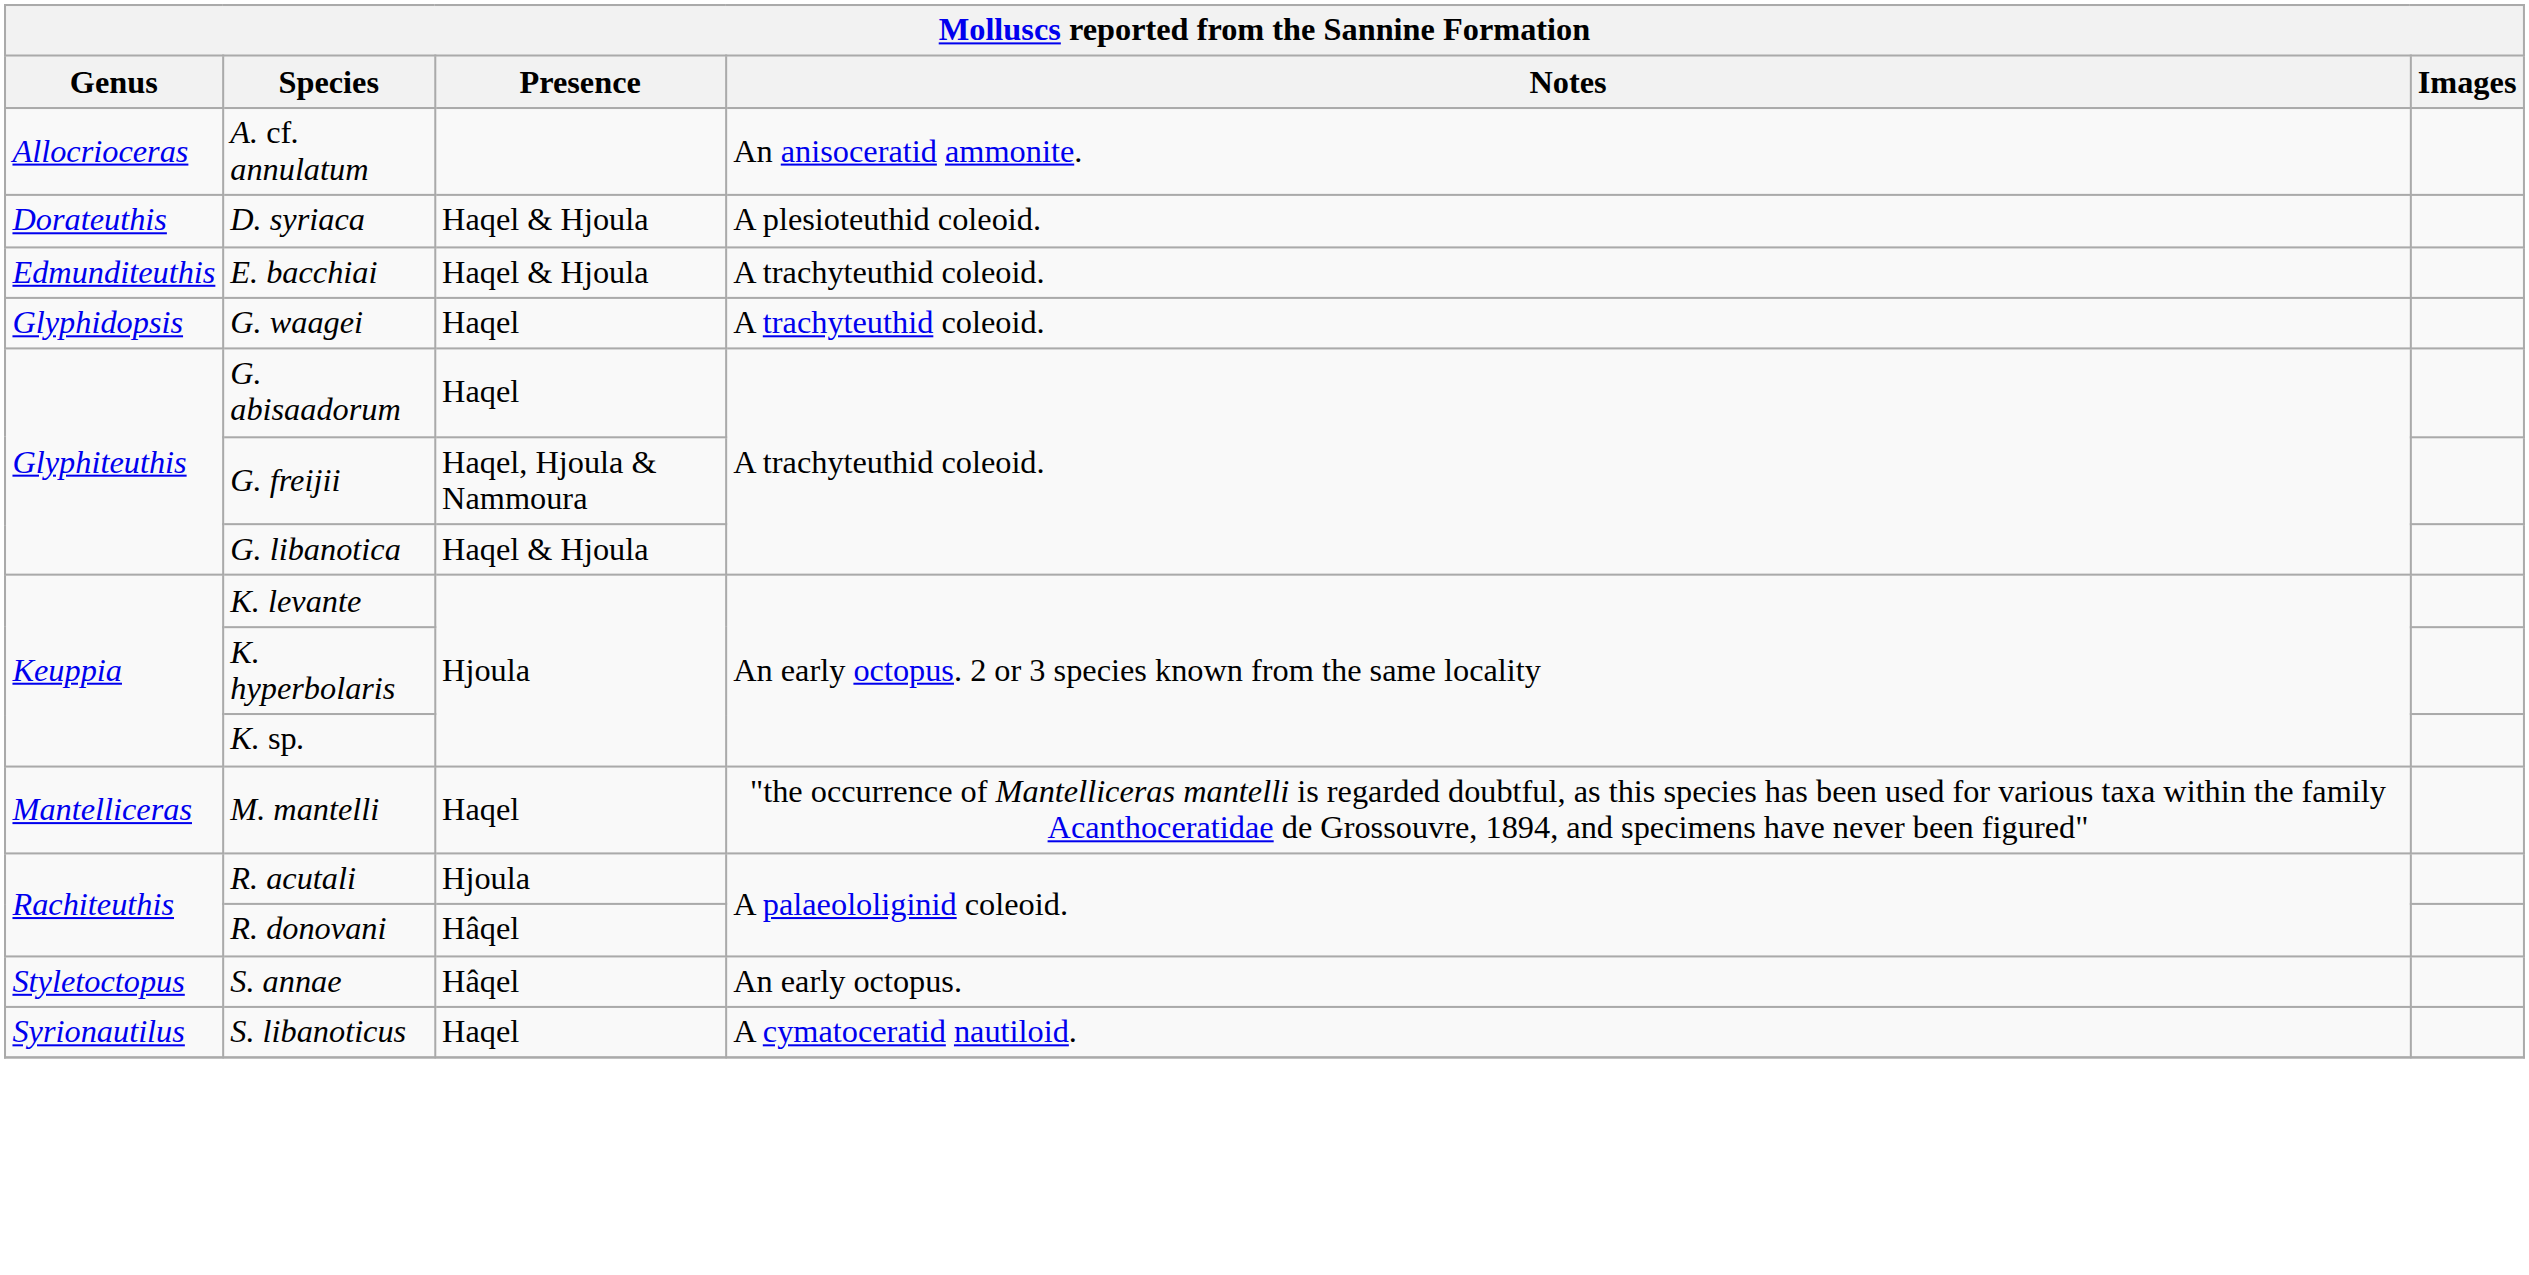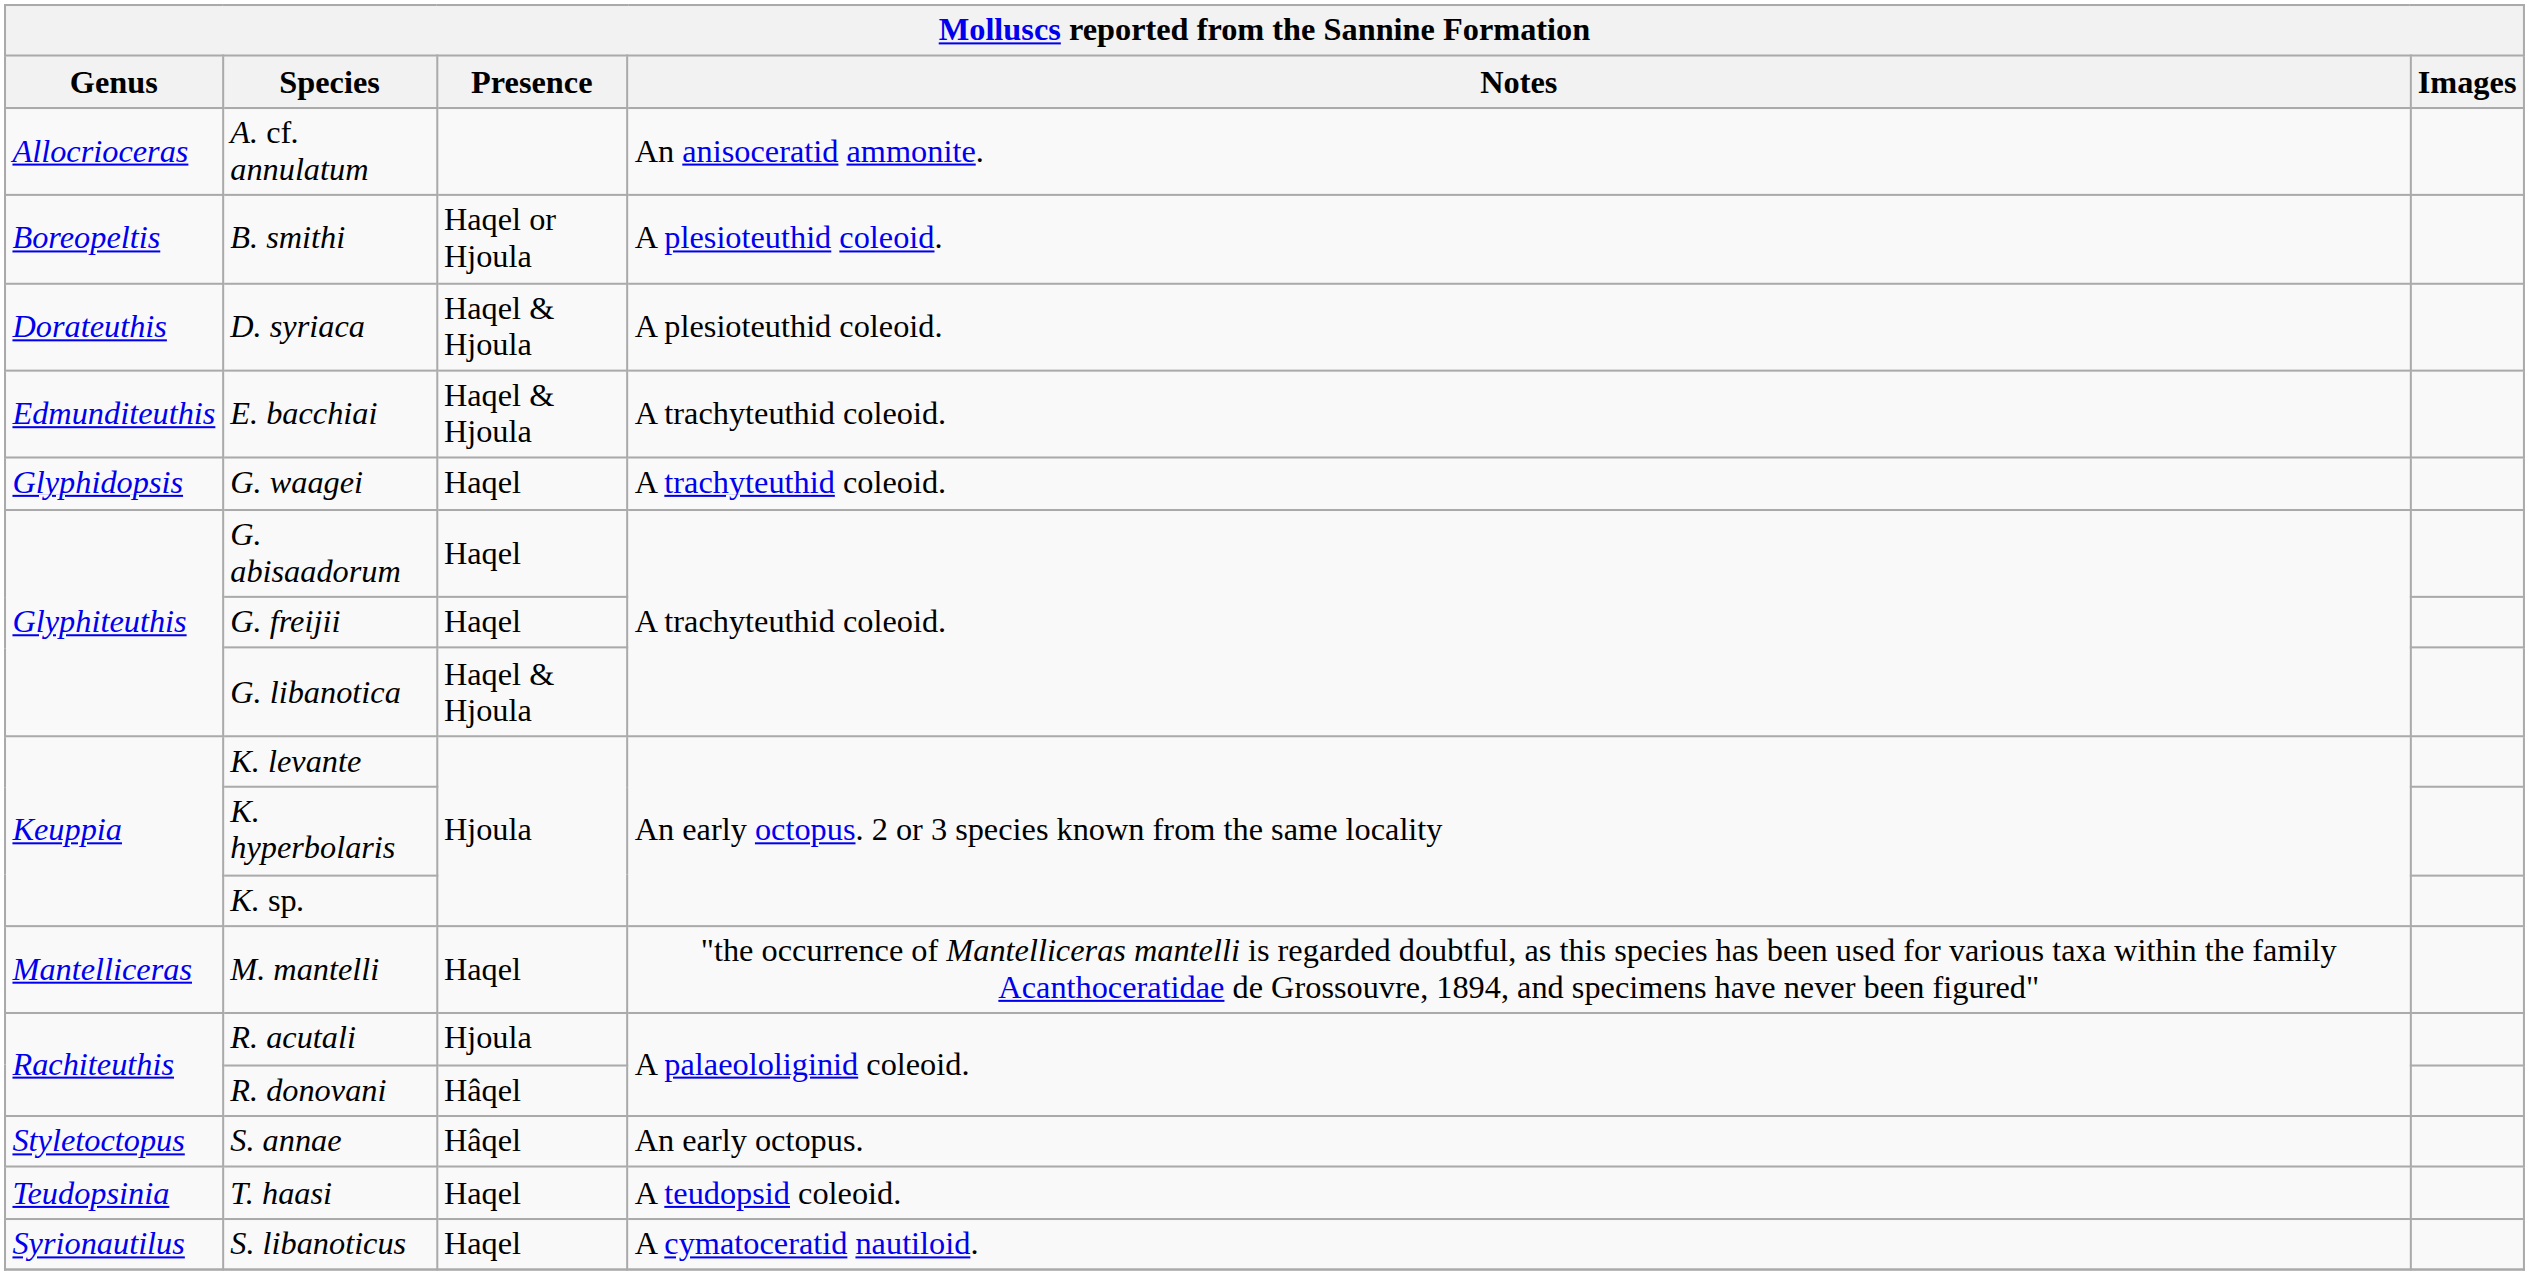+ row: (288, 238)
(549, 479) Haqel, Hjoula & Nammoura -> (482, 621) Haqel
+ row: (281, 1192)
